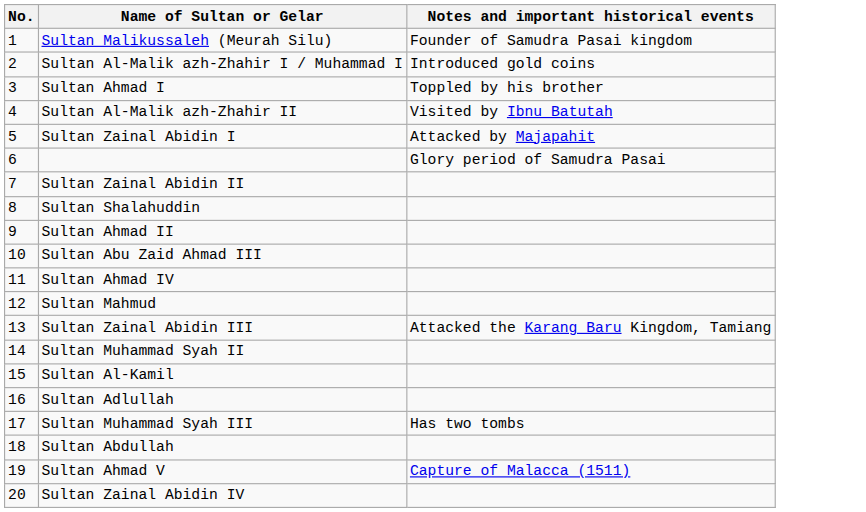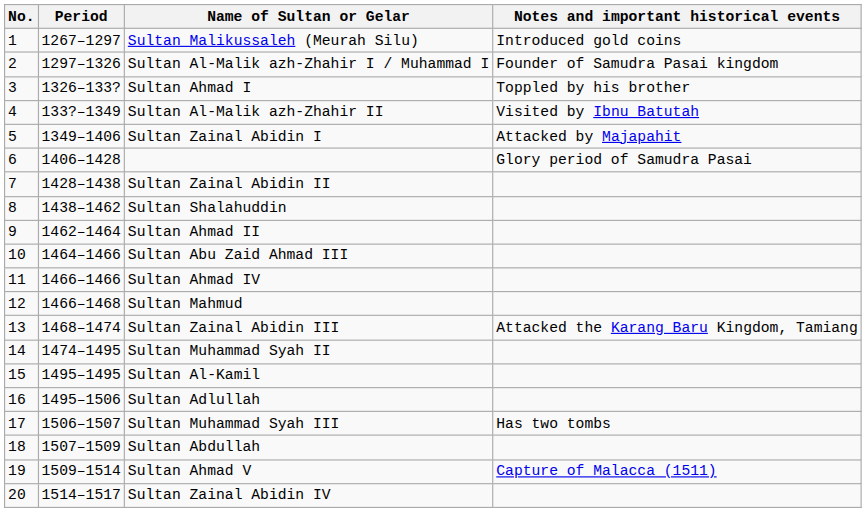+ column: (81, 17)
(551, 40) Founder of Samudra Pasai kingdom -> (589, 40) Introduced gold coins
(502, 64) Introduced gold coins -> (637, 64) Founder of Samudra Pasai kingdom
